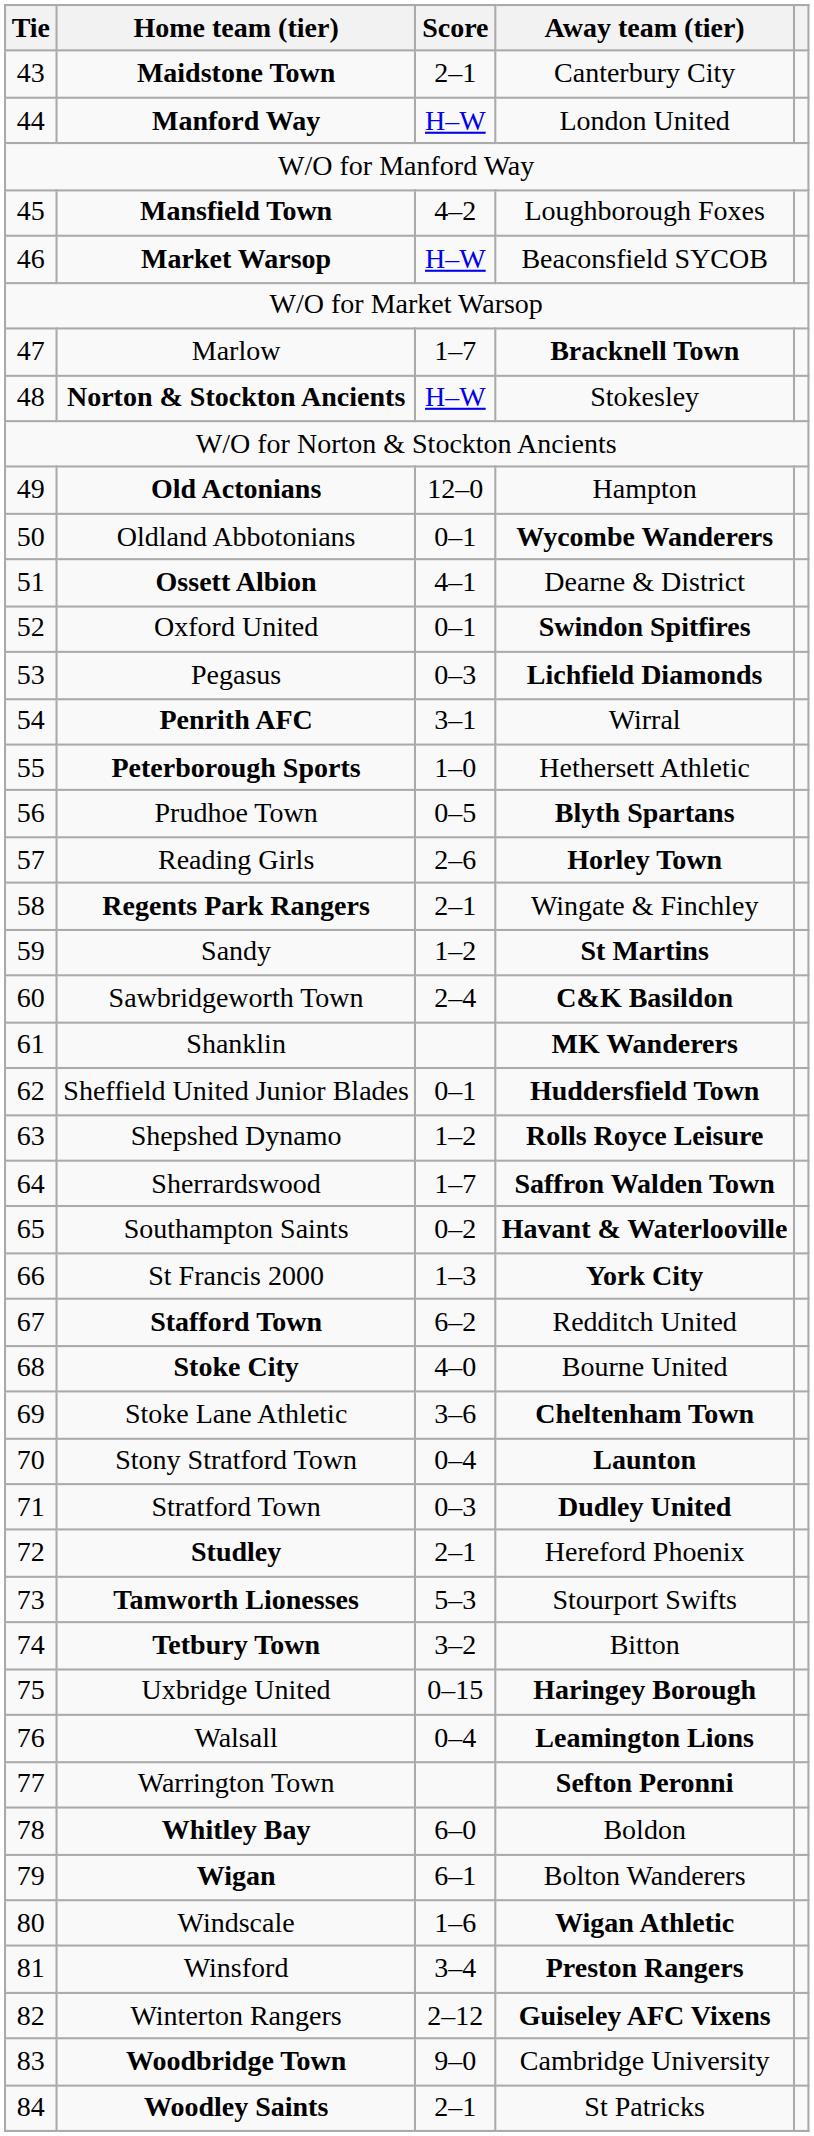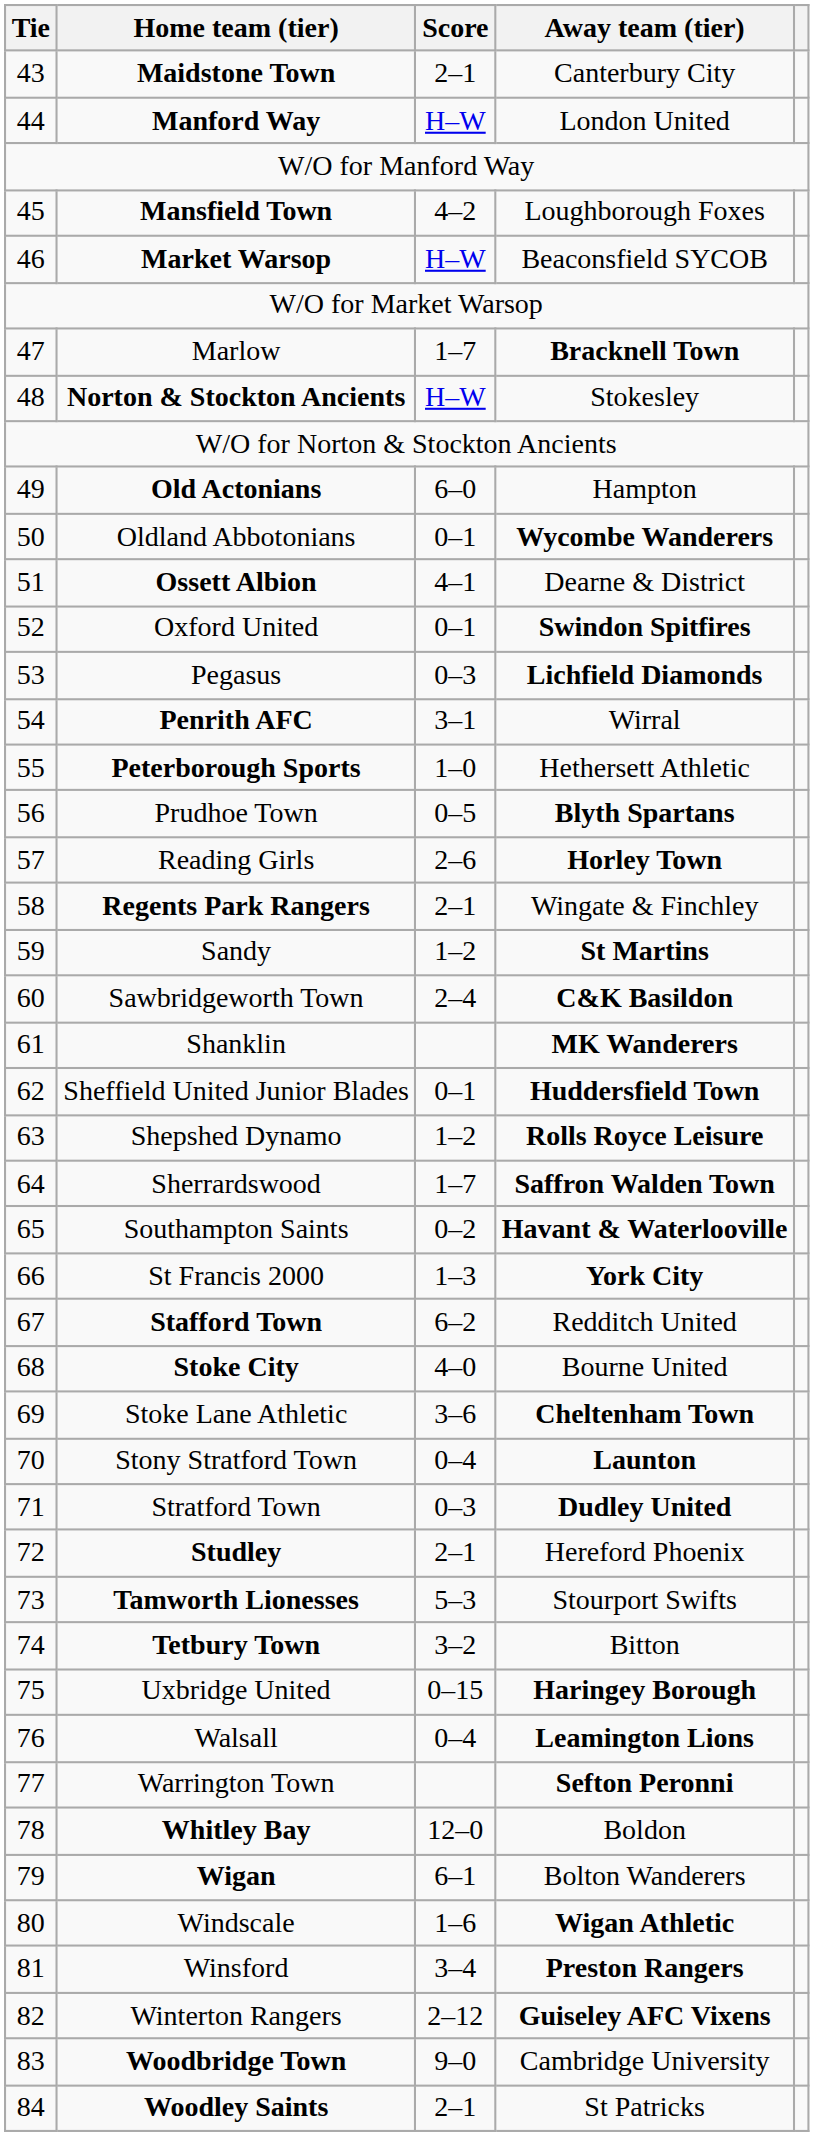(455, 489) 12–0 -> (455, 489) 6–0
(455, 1829) 6–0 -> (455, 1829) 12–0
